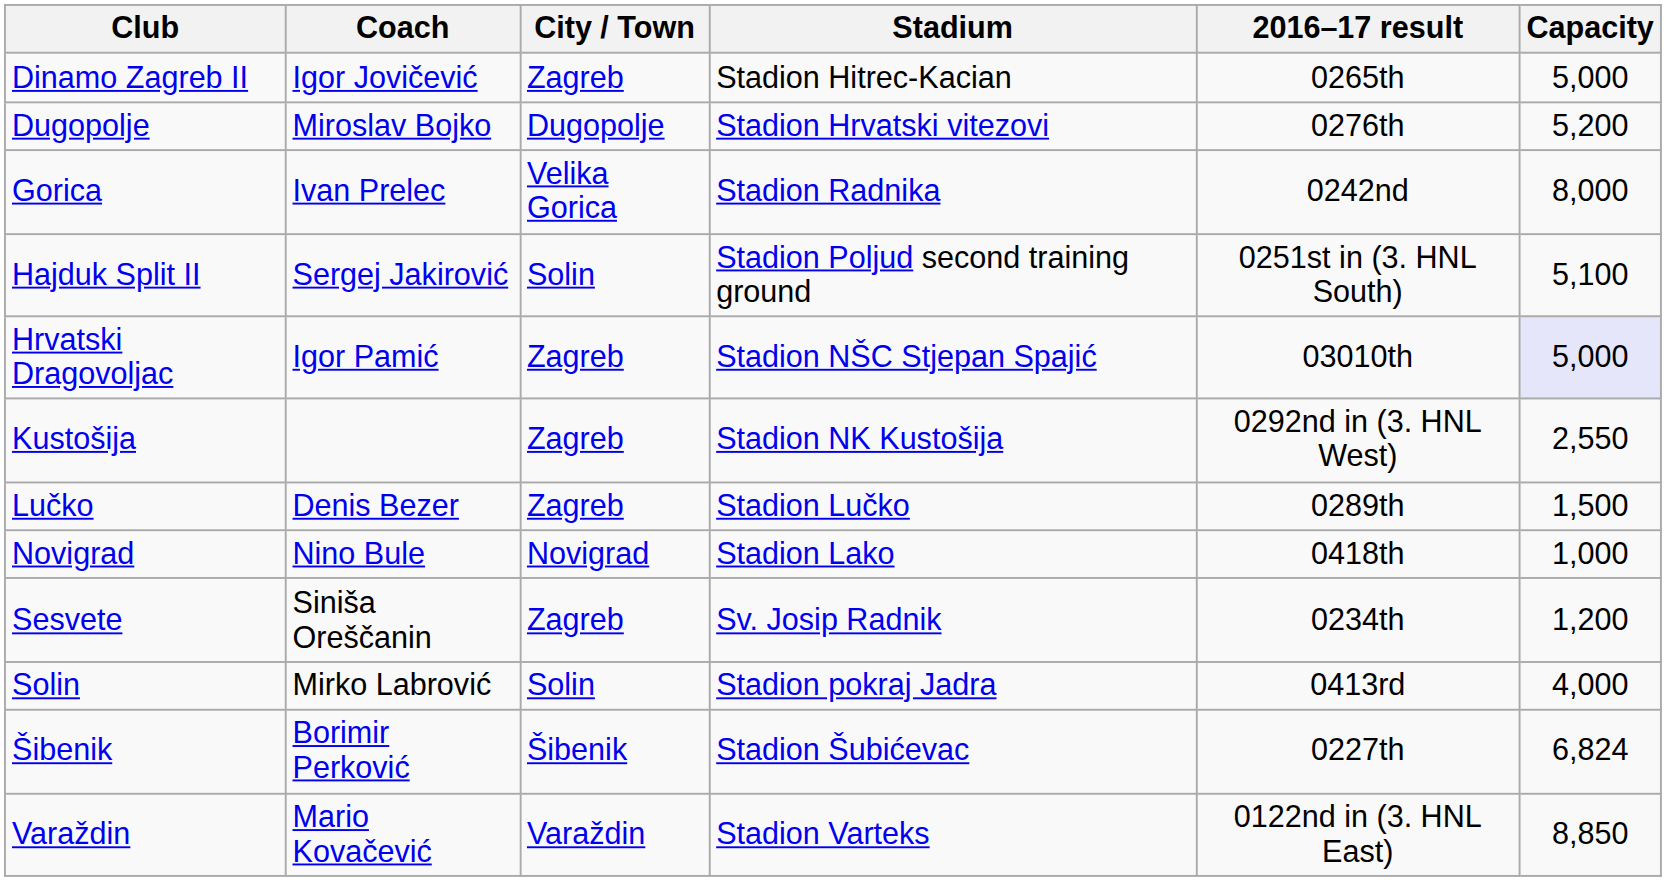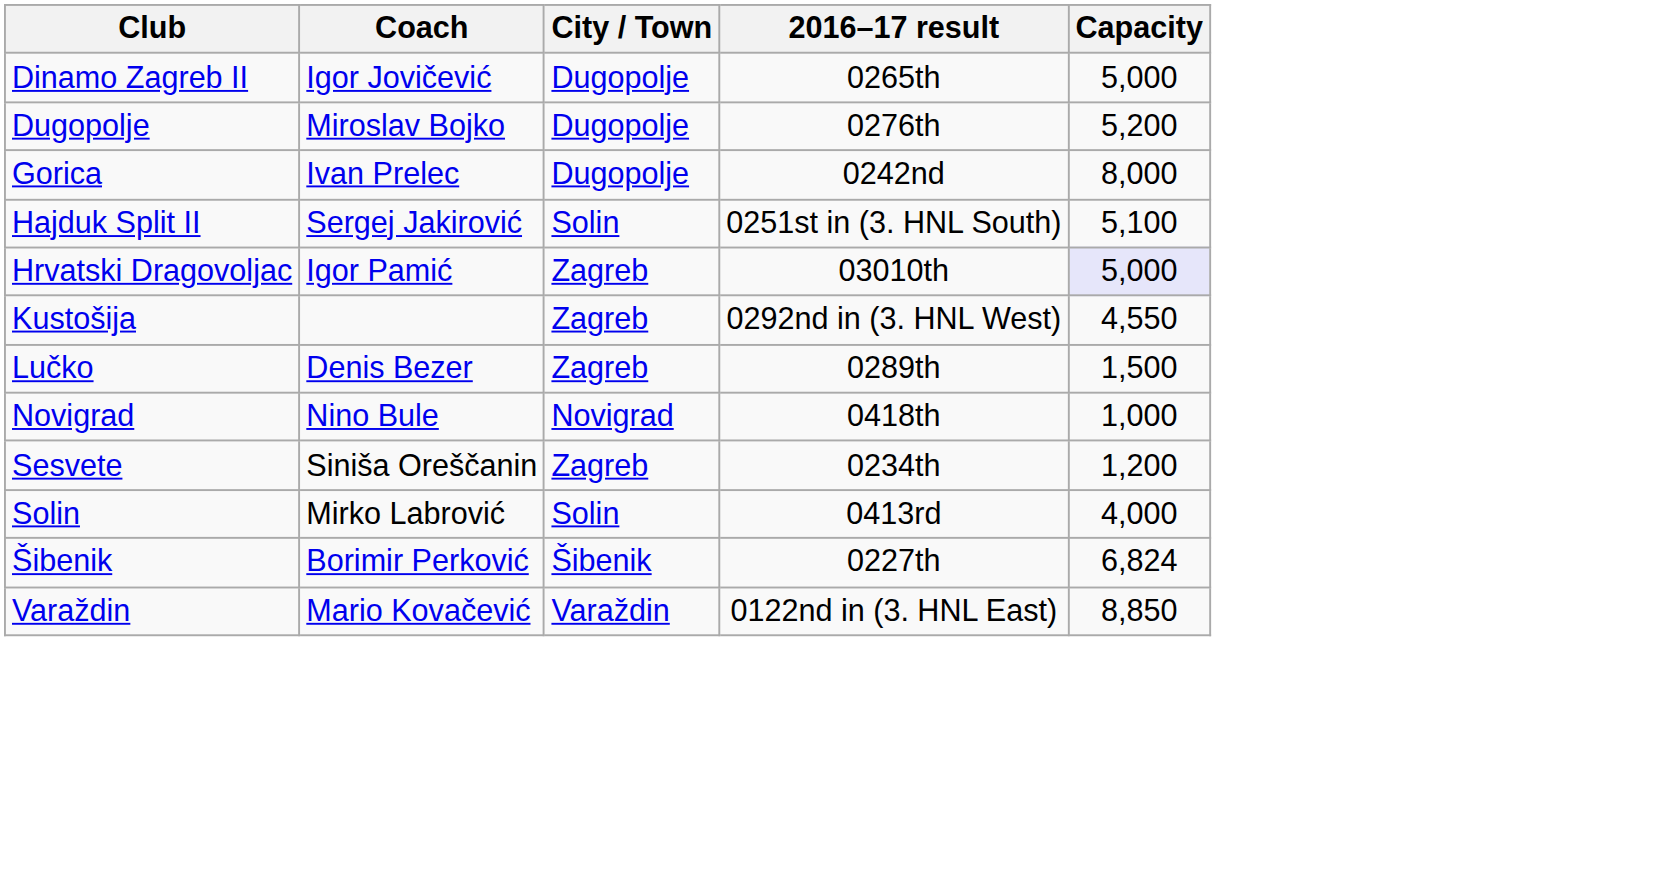- column: (953, 28)
(575, 77) Zagreb -> (620, 77) Dugopolje
(572, 191) Velika Gorica -> (620, 174) Dugopolje
(1590, 439) 2,550 -> (1139, 319) 4,550
